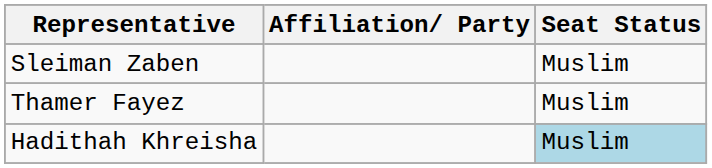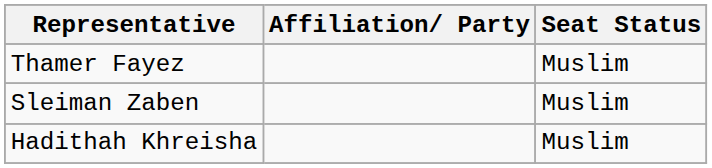rows swapped: (105, 64) <-> (98, 103)
(585, 143) lightblue background -> (585, 143) no background
